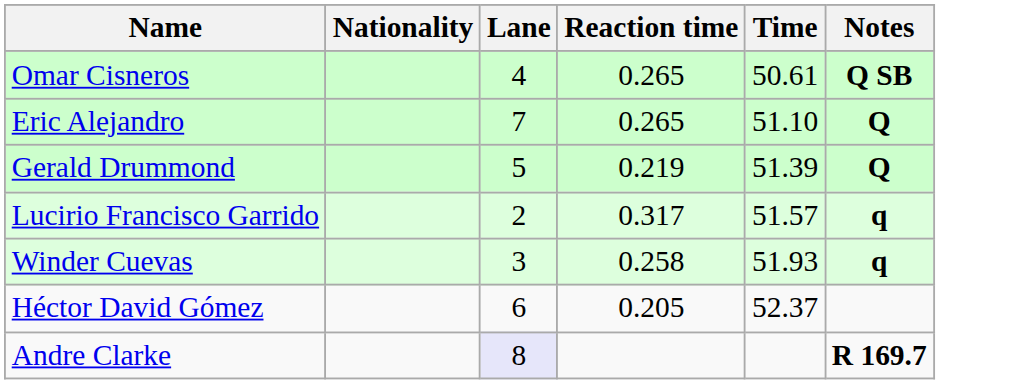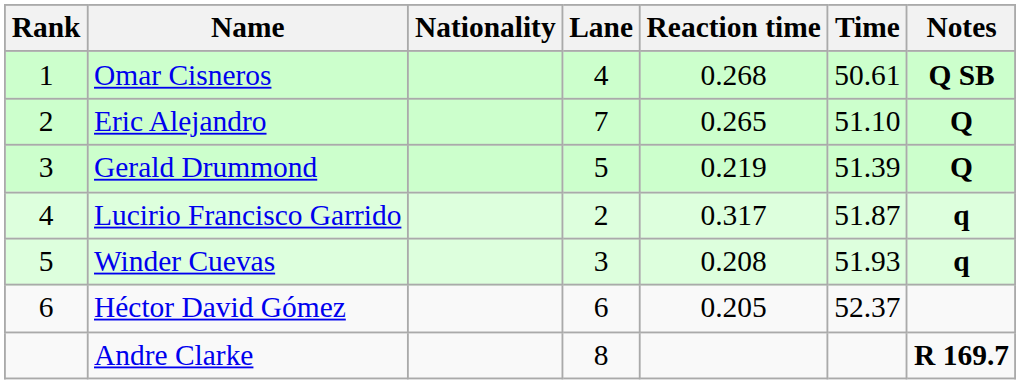+ column: (46, 27)
(651, 74) 0.265 -> (734, 74) 0.268
(785, 214) 51.57 -> (867, 214) 51.87
(651, 261) 0.258 -> (734, 261) 0.208
(519, 354) lavender background -> (601, 354) no background
